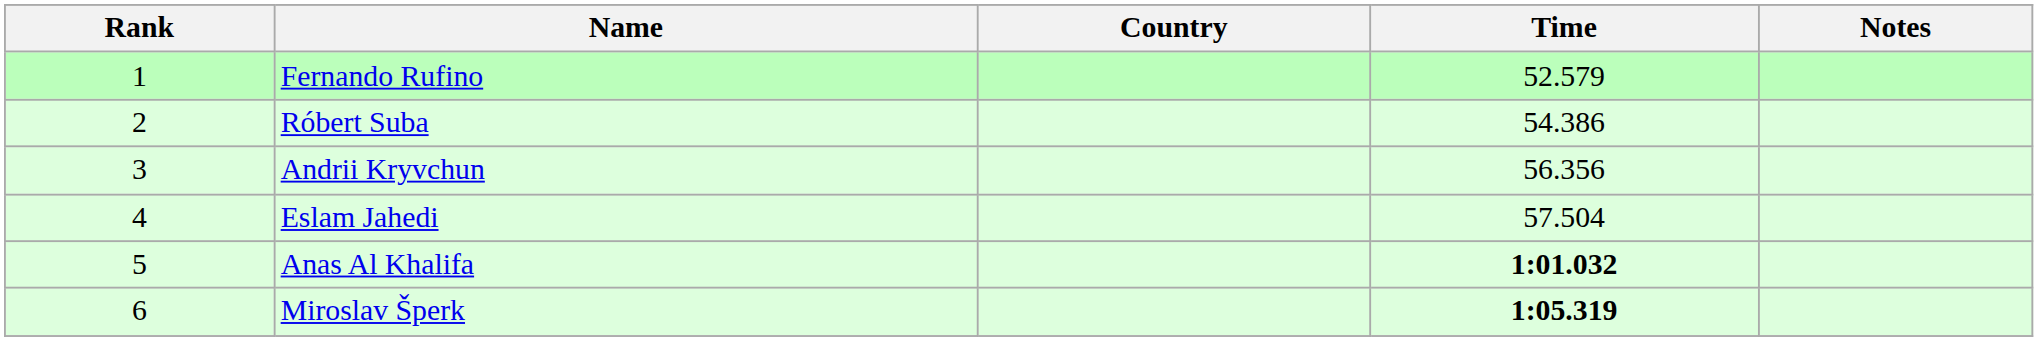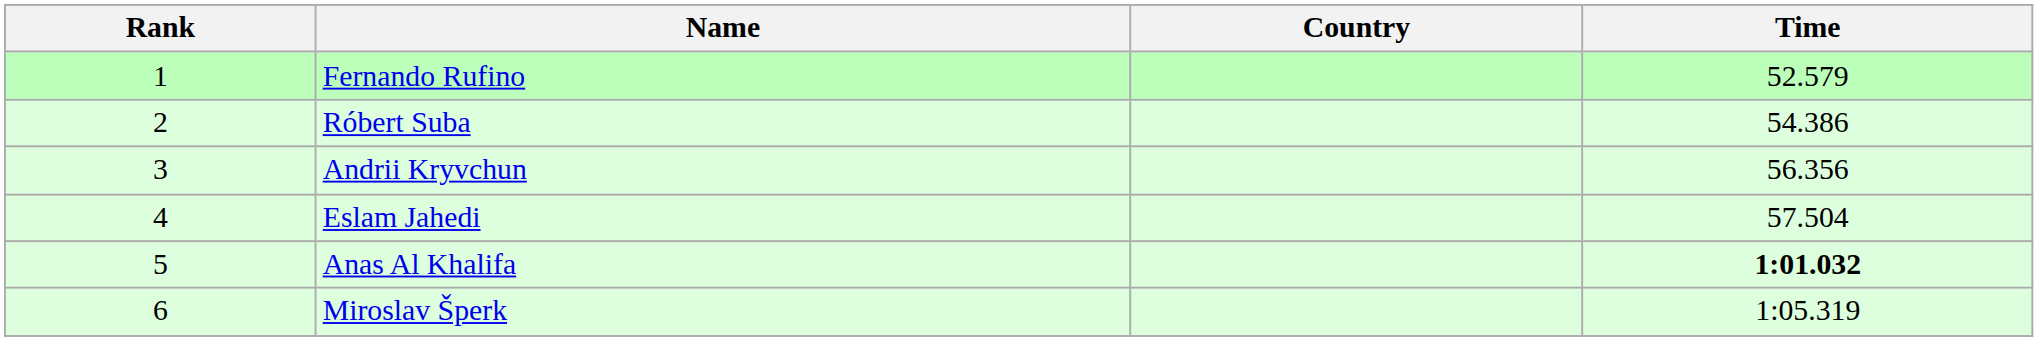- column: (1896, 28)
(1564, 311) bold -> (1808, 311) normal
